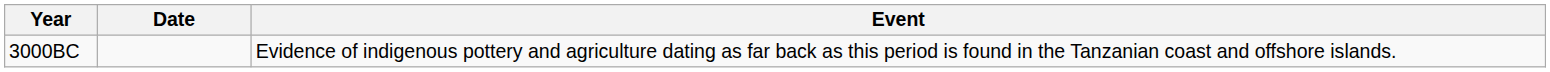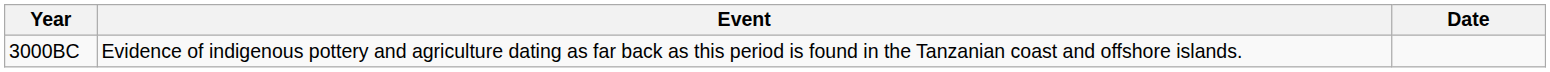columns swapped: (174, 19) <-> (898, 19)
